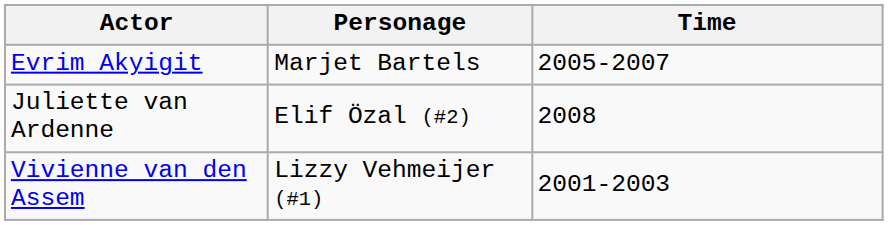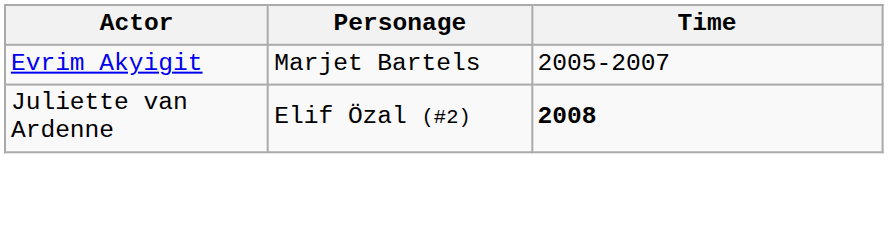(567, 118) normal -> (567, 118) bold
- row: (129, 186)
